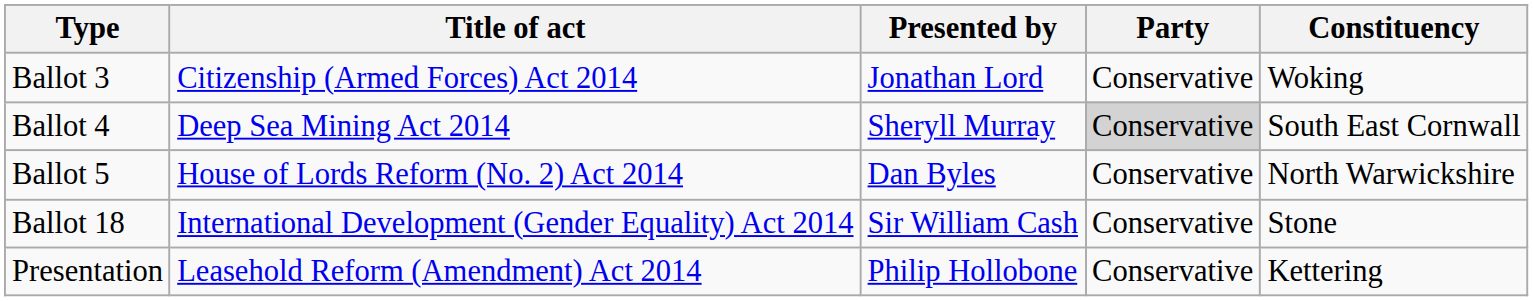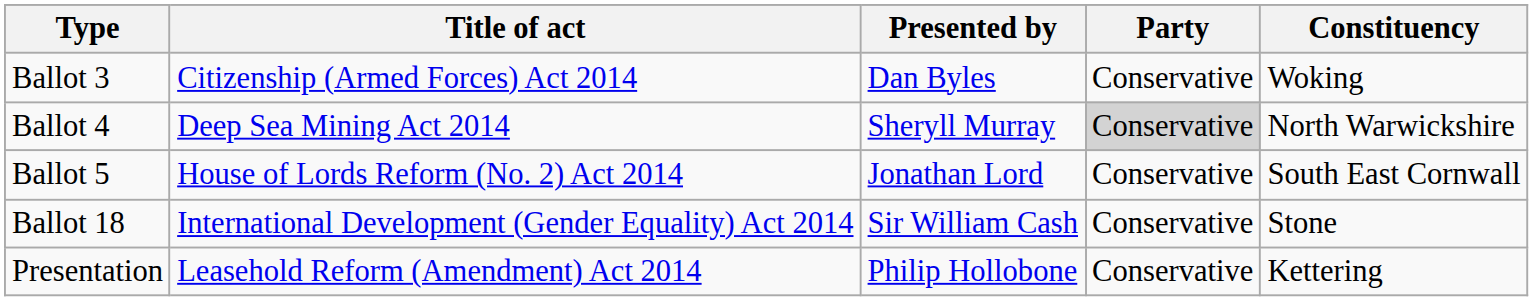(955, 77) Jonathan Lord -> (932, 77) Dan Byles
(1394, 125) South East Cornwall -> (1391, 125) North Warwickshire
(932, 174) Dan Byles -> (955, 174) Jonathan Lord
(1391, 174) North Warwickshire -> (1394, 174) South East Cornwall
